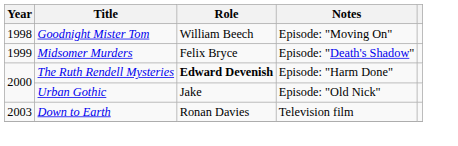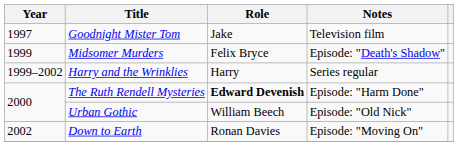(20, 33) 1998 -> (20, 33) 1997
(217, 33) William Beech -> (221, 33) Jake
(336, 33) Episode: "Moving On" -> (347, 33) Television film
+ row: (128, 72)
(191, 92) Jake -> (247, 111) William Beech
(20, 111) 2003 -> (20, 131) 2002
(316, 111) Television film -> (366, 131) Episode: "Moving On"
